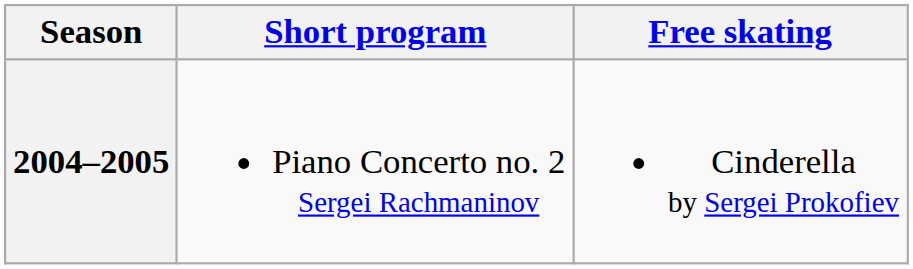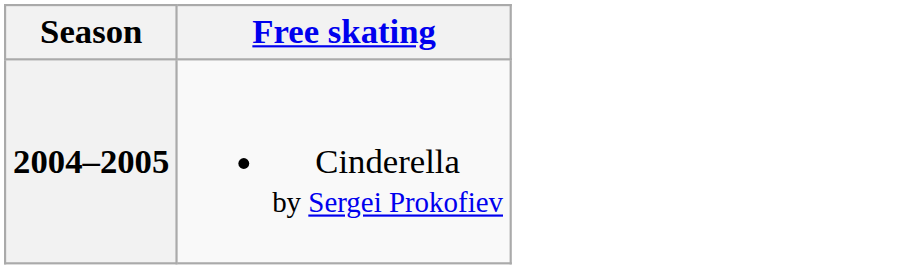- column: (375, 32)
